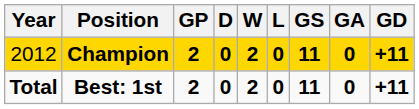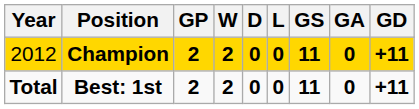columns swapped: (253, 20) <-> (226, 20)
